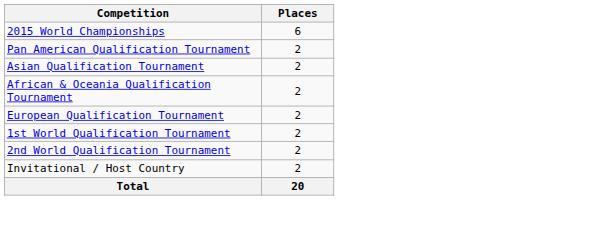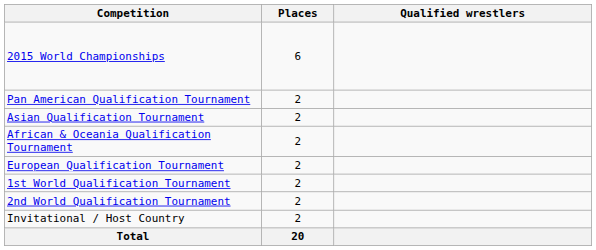+ column: (463, 13)
